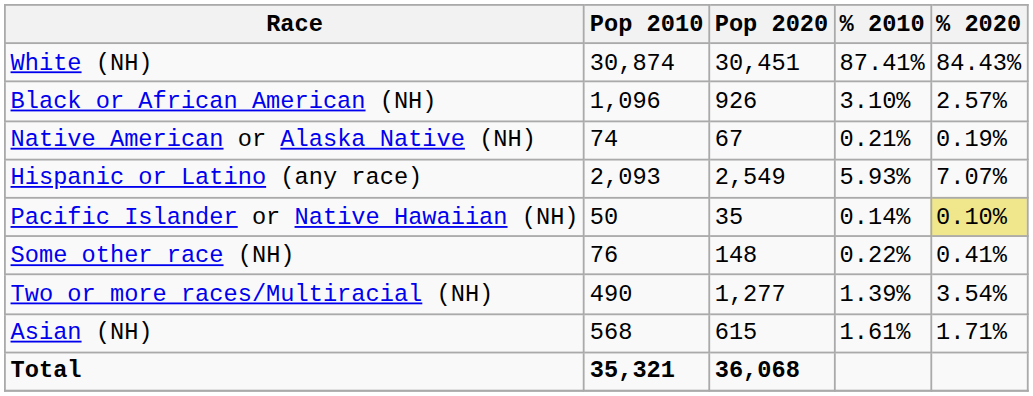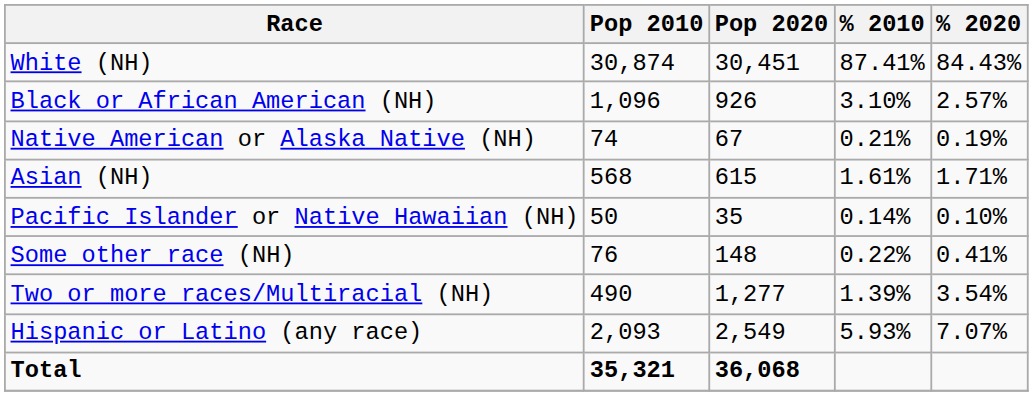rows swapped: (82, 333) <-> (216, 178)
(972, 217) khaki background -> (972, 217) no background
